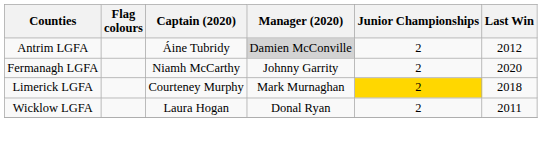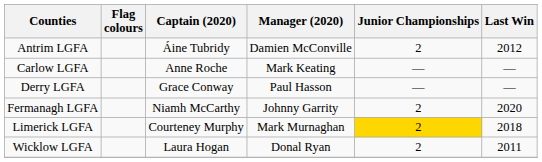(301, 48) lightgrey background -> (301, 48) no background
+ row: (53, 68)
+ row: (53, 87)
